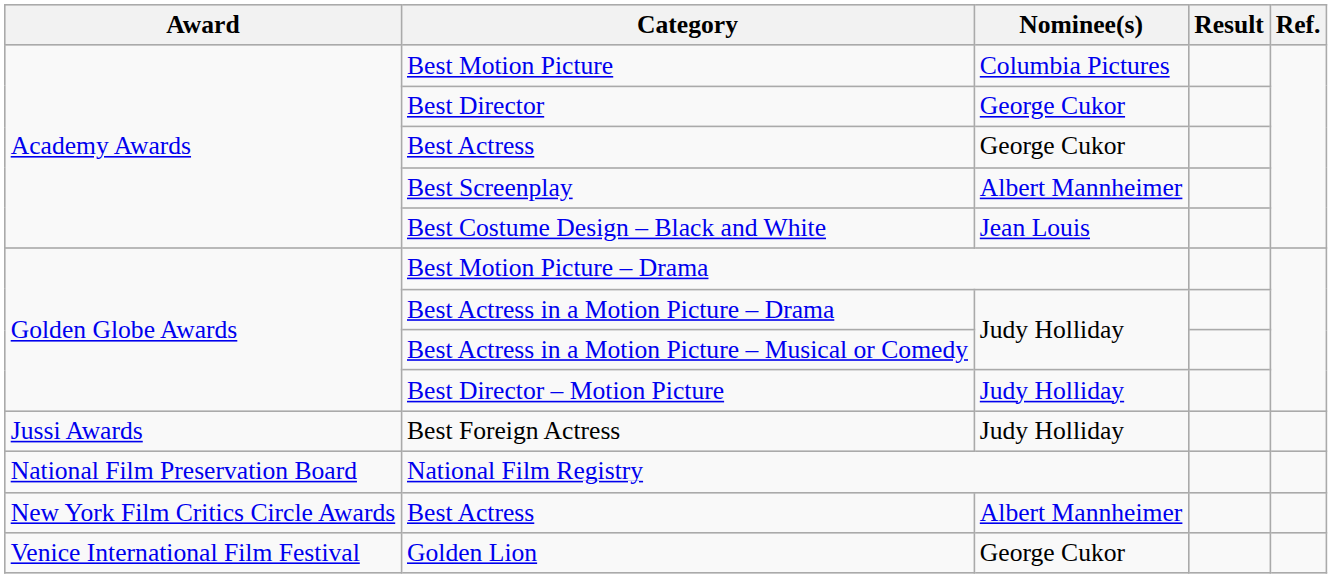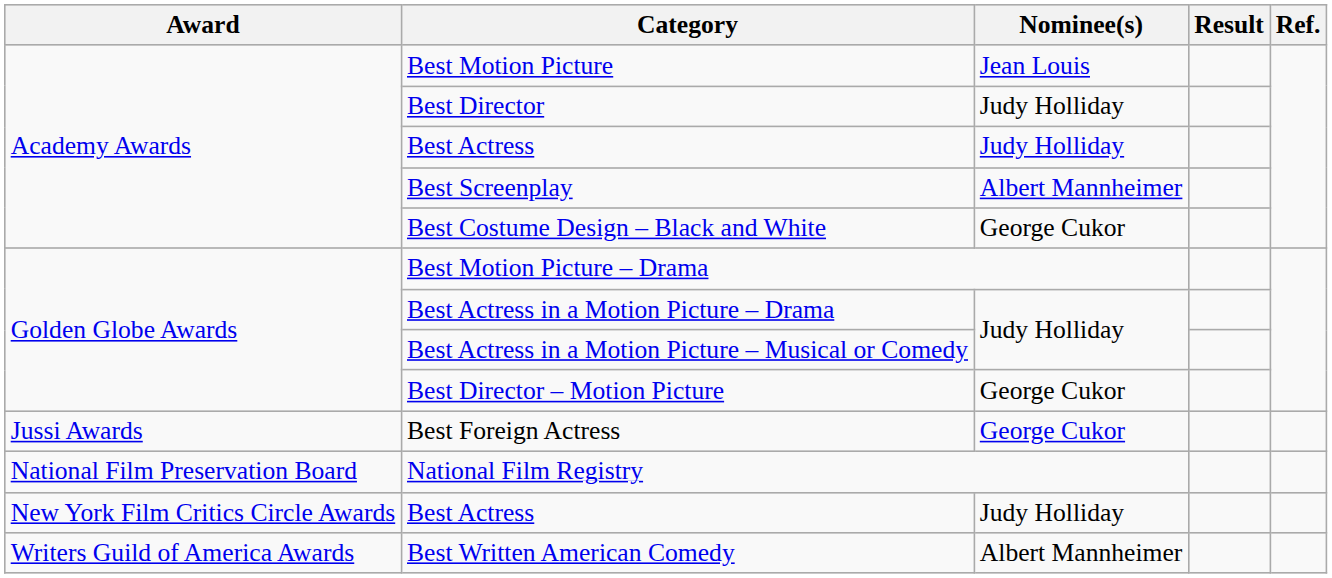(1075, 65) Columbia Pictures -> (1035, 65) Jean Louis
(1052, 106) George Cukor -> (1052, 106) Judy Holliday
(1052, 146) George Cukor -> (1052, 146) Judy Holliday
(1035, 227) Jean Louis -> (1052, 227) George Cukor
(1052, 390) Judy Holliday -> (1052, 390) George Cukor
(1052, 430) Judy Holliday -> (1052, 430) George Cukor
(1081, 512) Albert Mannheimer -> (1052, 512) Judy Holliday
- row: (185, 552)
+ row: (182, 552)
